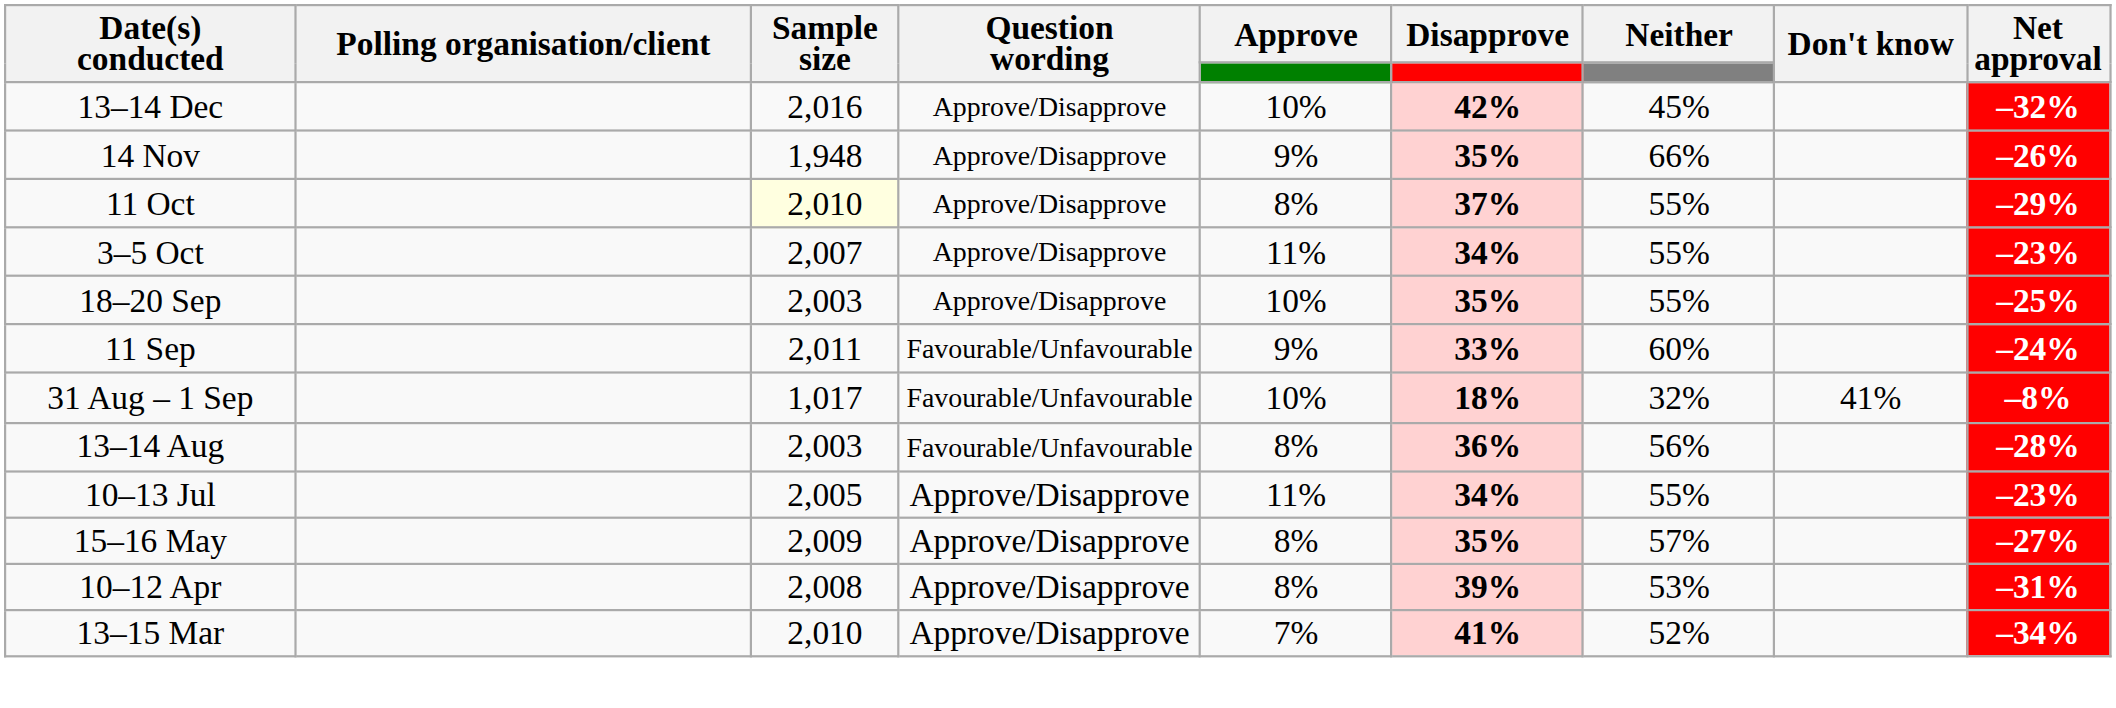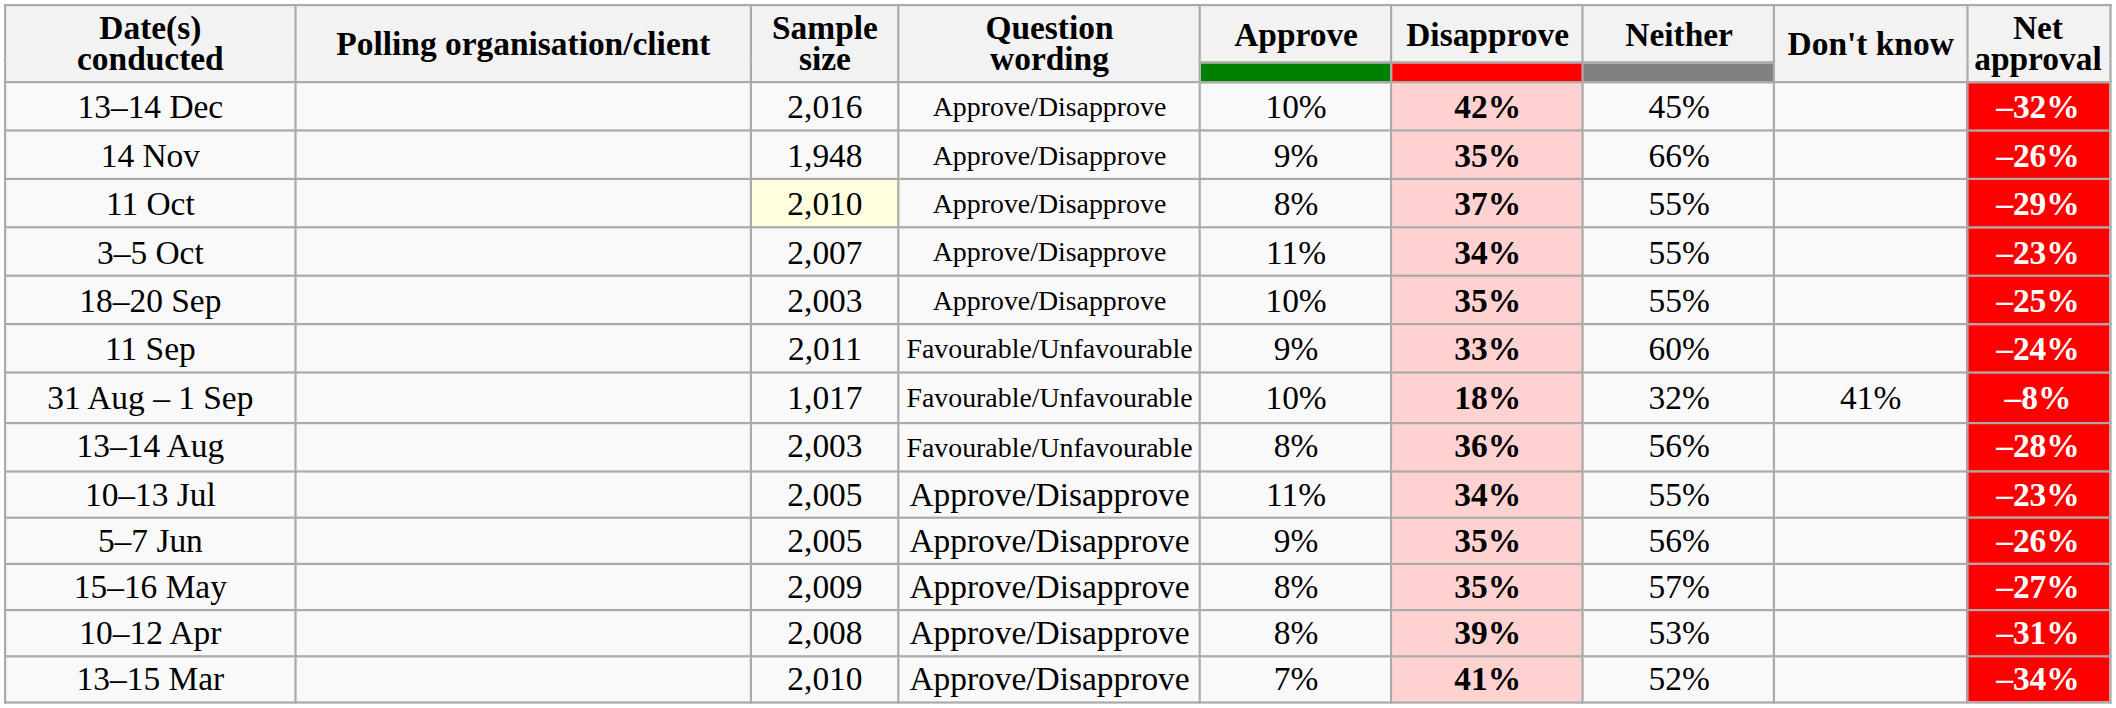+ row: (150, 539)
